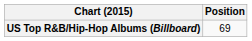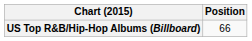(225, 28) 69 -> (225, 28) 66
